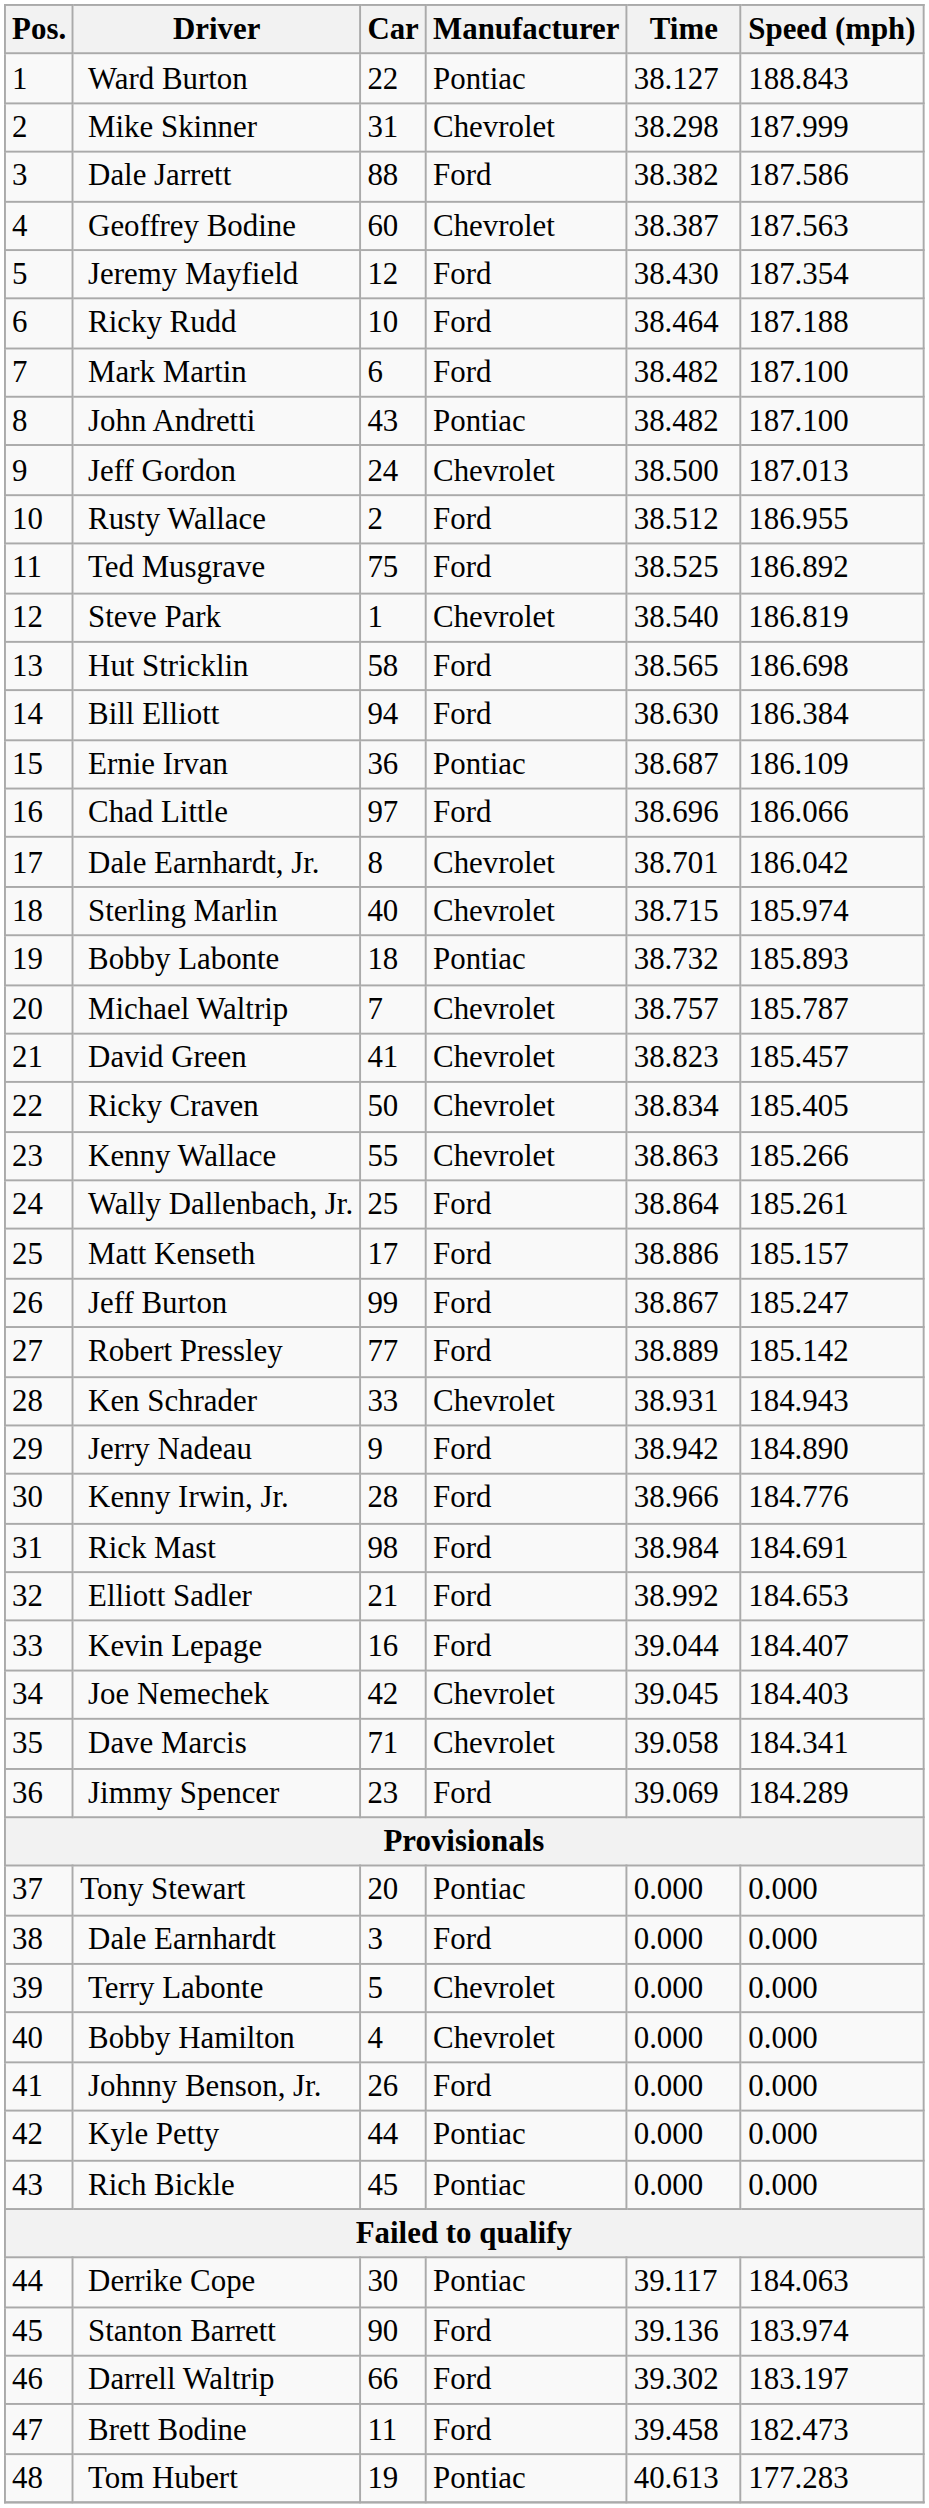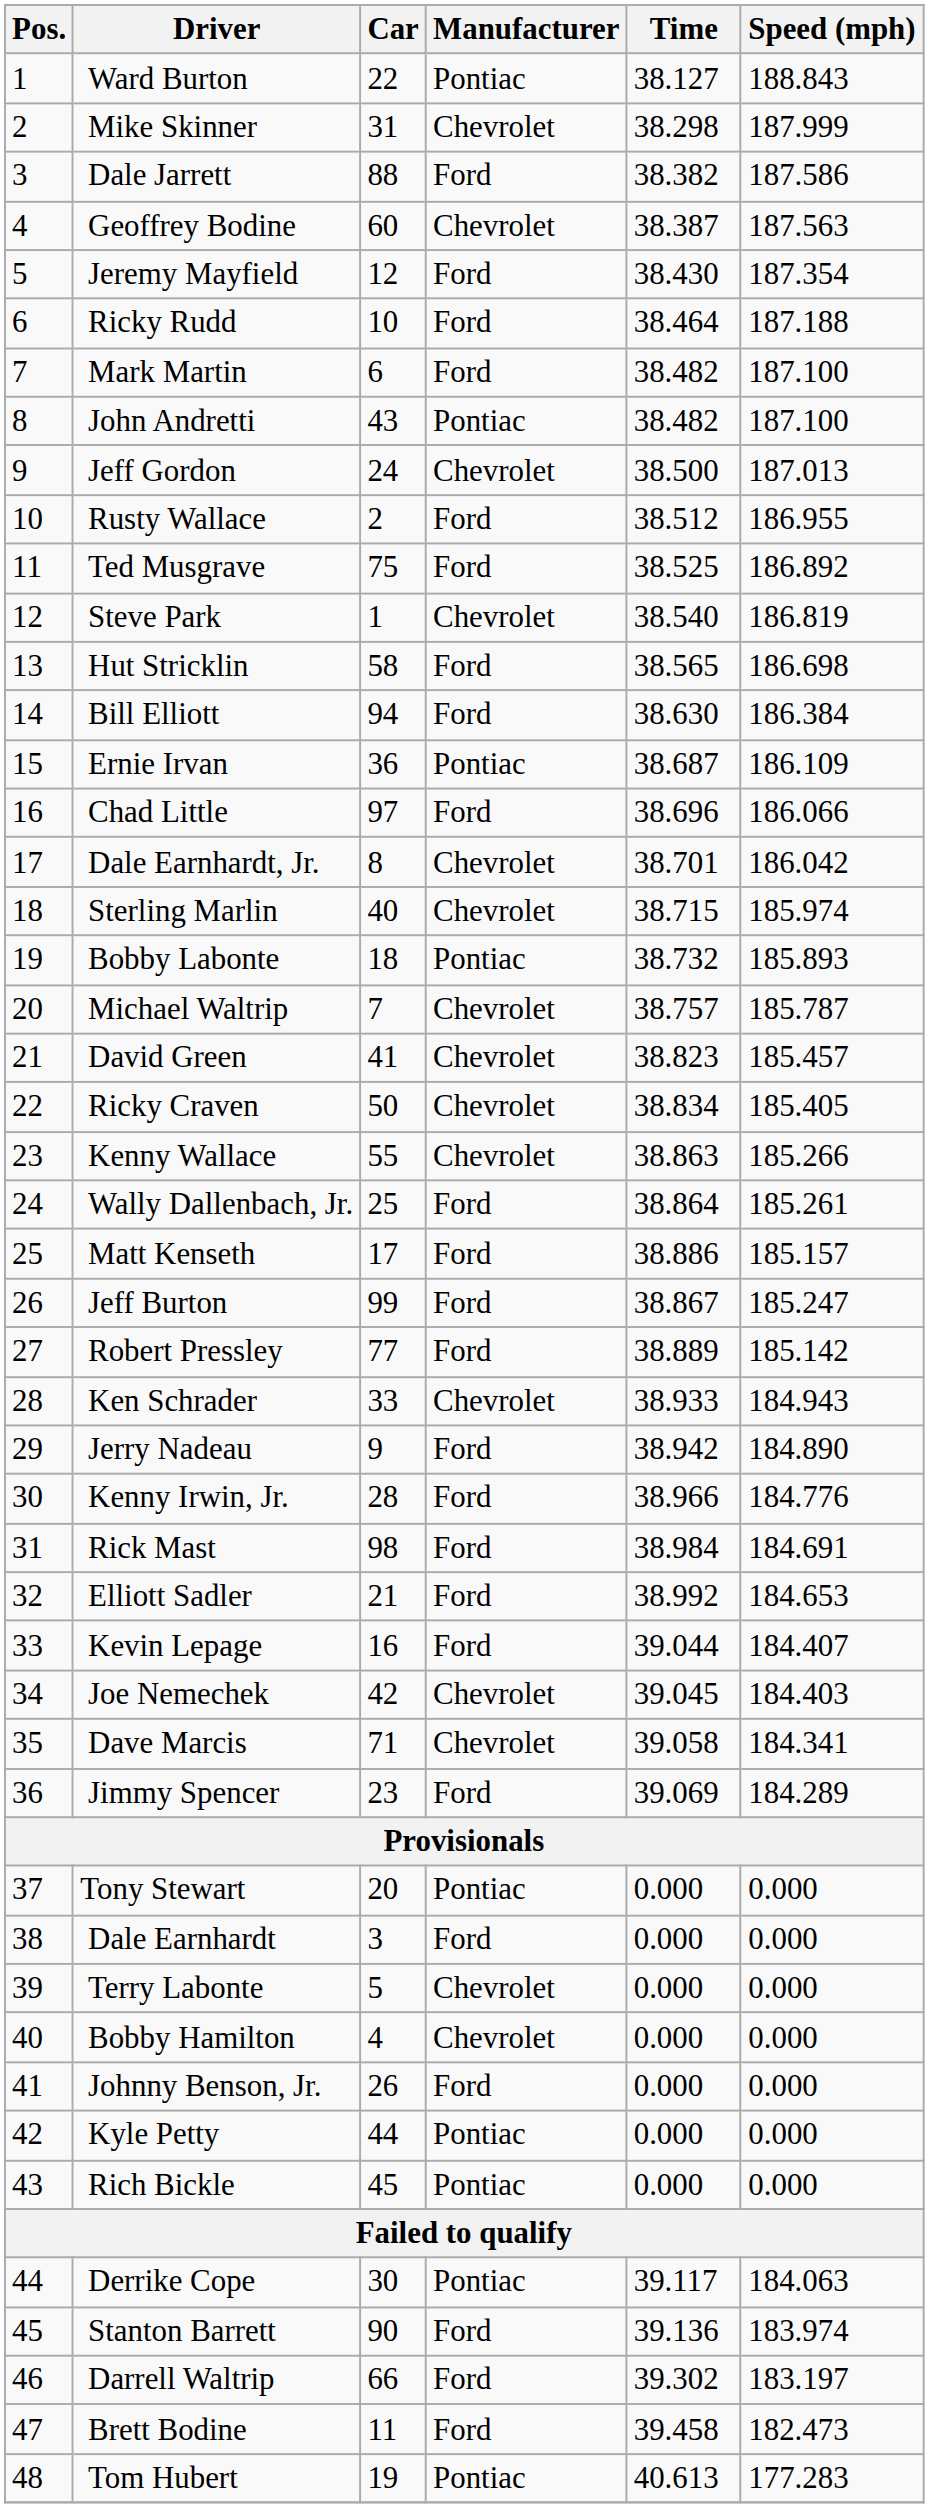(684, 1400) 38.931 -> (684, 1400) 38.933
